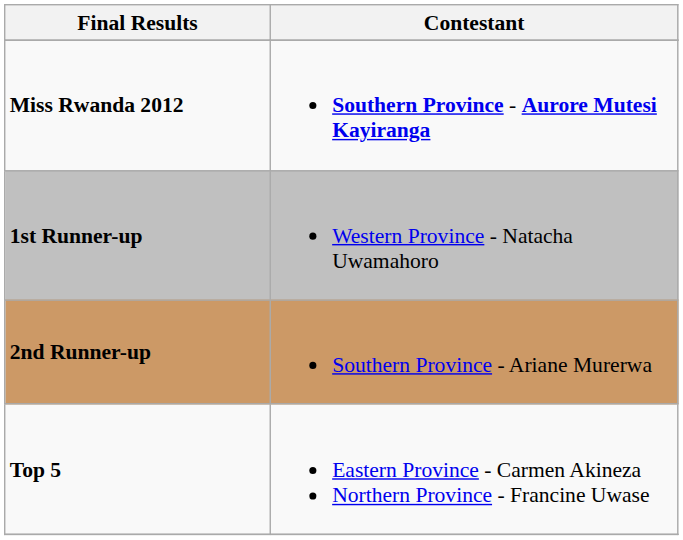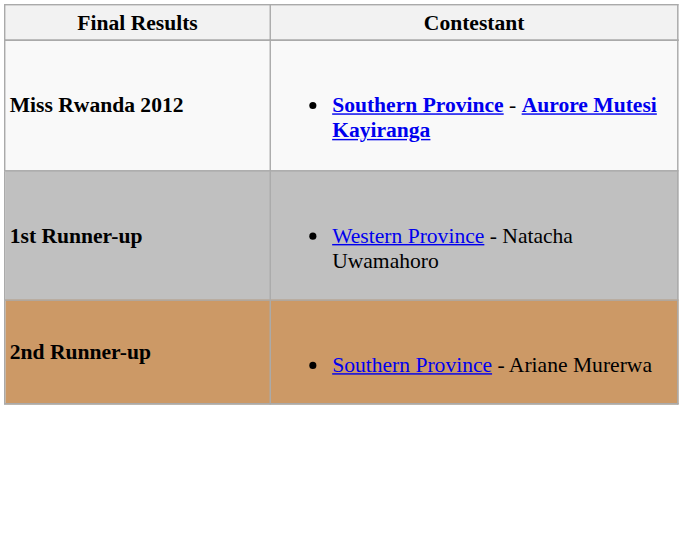- row: (35, 469)
